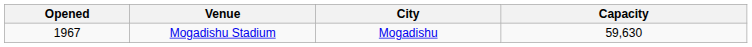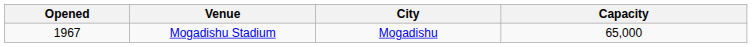(624, 33) 59,630 -> (624, 33) 65,000
